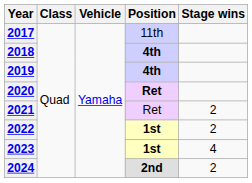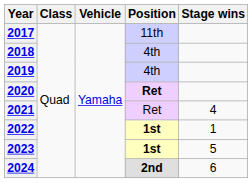(152, 52) bold -> (152, 52) normal
(152, 71) bold -> (152, 71) normal
(213, 110) 2 -> (213, 110) 4
(213, 129) 2 -> (213, 129) 1
(213, 149) 4 -> (213, 149) 5
(213, 168) 2 -> (213, 168) 6
